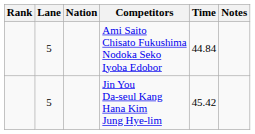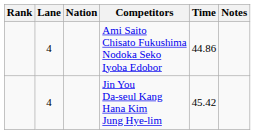(49, 48) 5 -> (49, 48) 4
(204, 48) 44.84 -> (204, 48) 44.86
(49, 102) 5 -> (49, 102) 4
